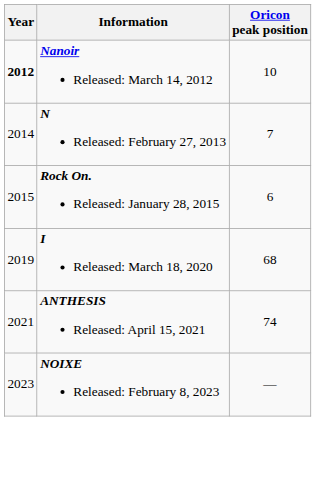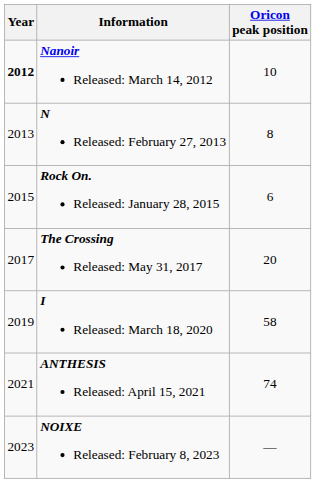(21, 134) 2014 -> (21, 134) 2013
(270, 134) 7 -> (270, 134) 8
+ row: (133, 253)
(270, 259) 68 -> (270, 322) 58
